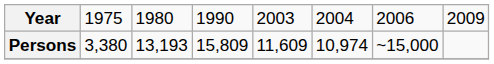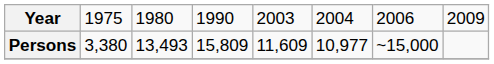(162, 45) 13,193 -> (162, 45) 13,493
(342, 45) 10,974 -> (342, 45) 10,977
